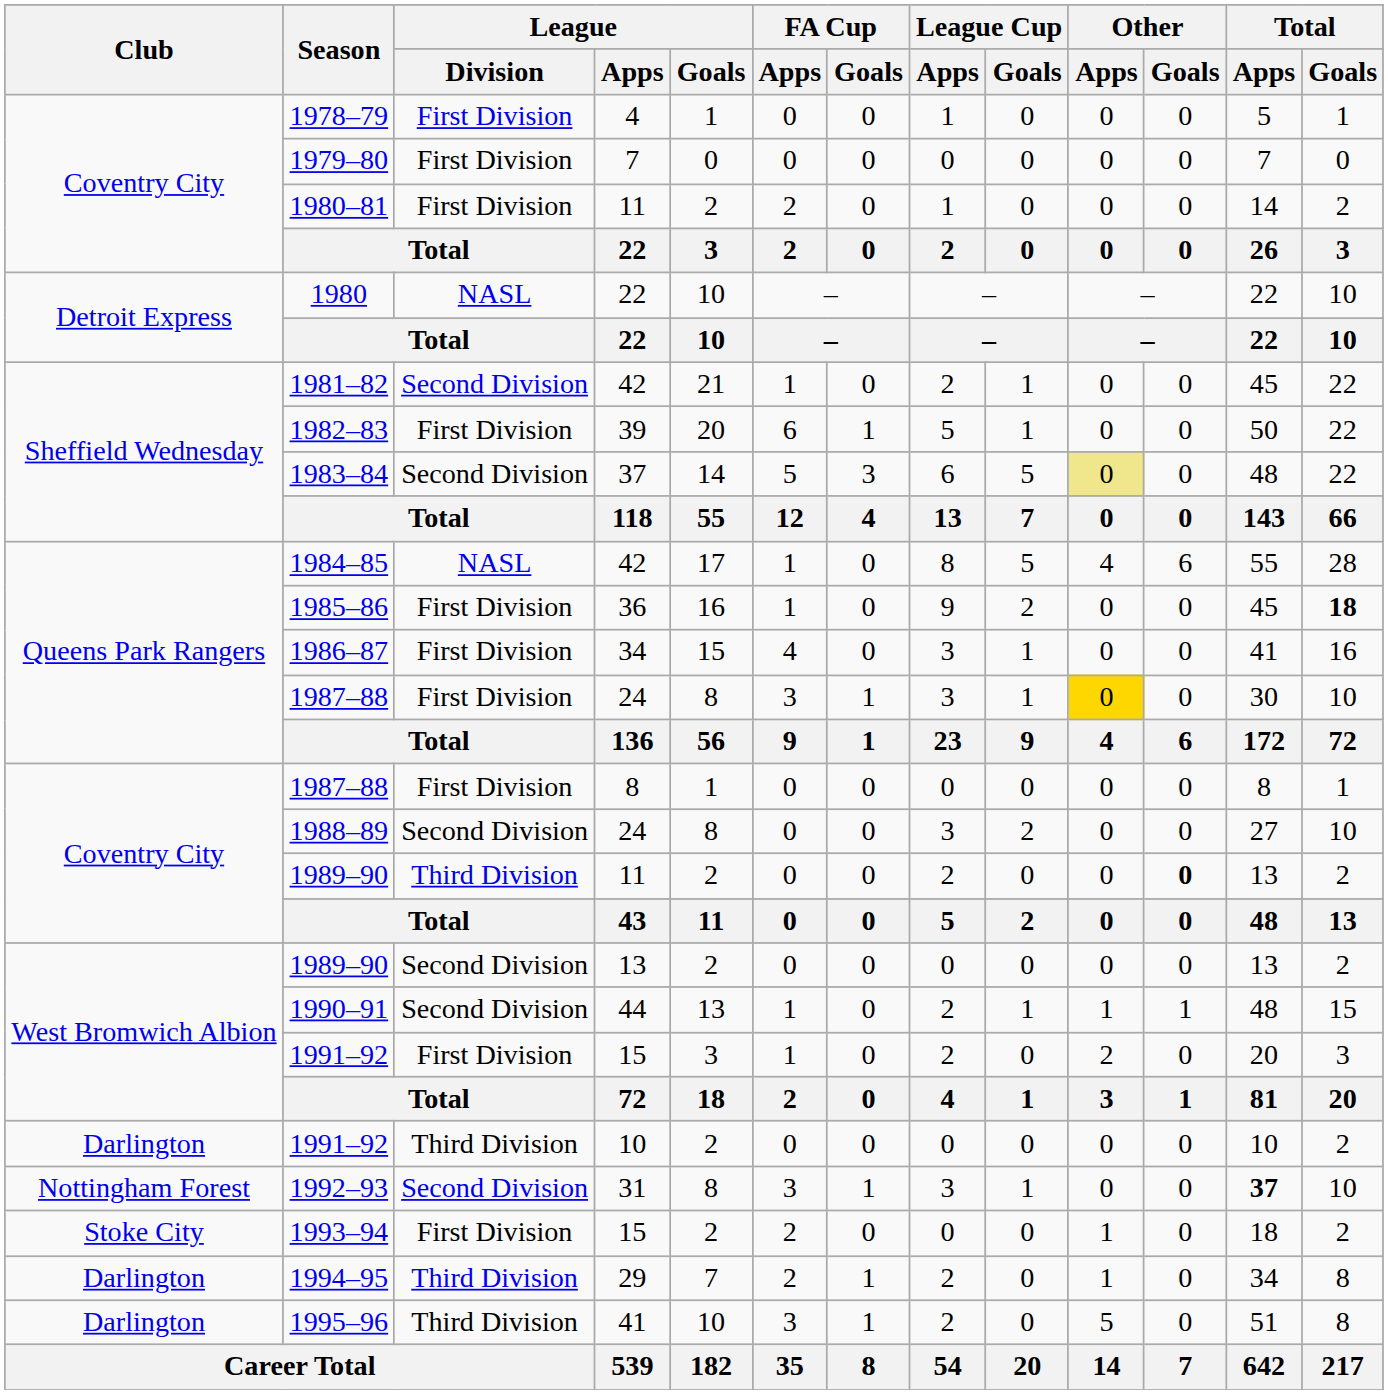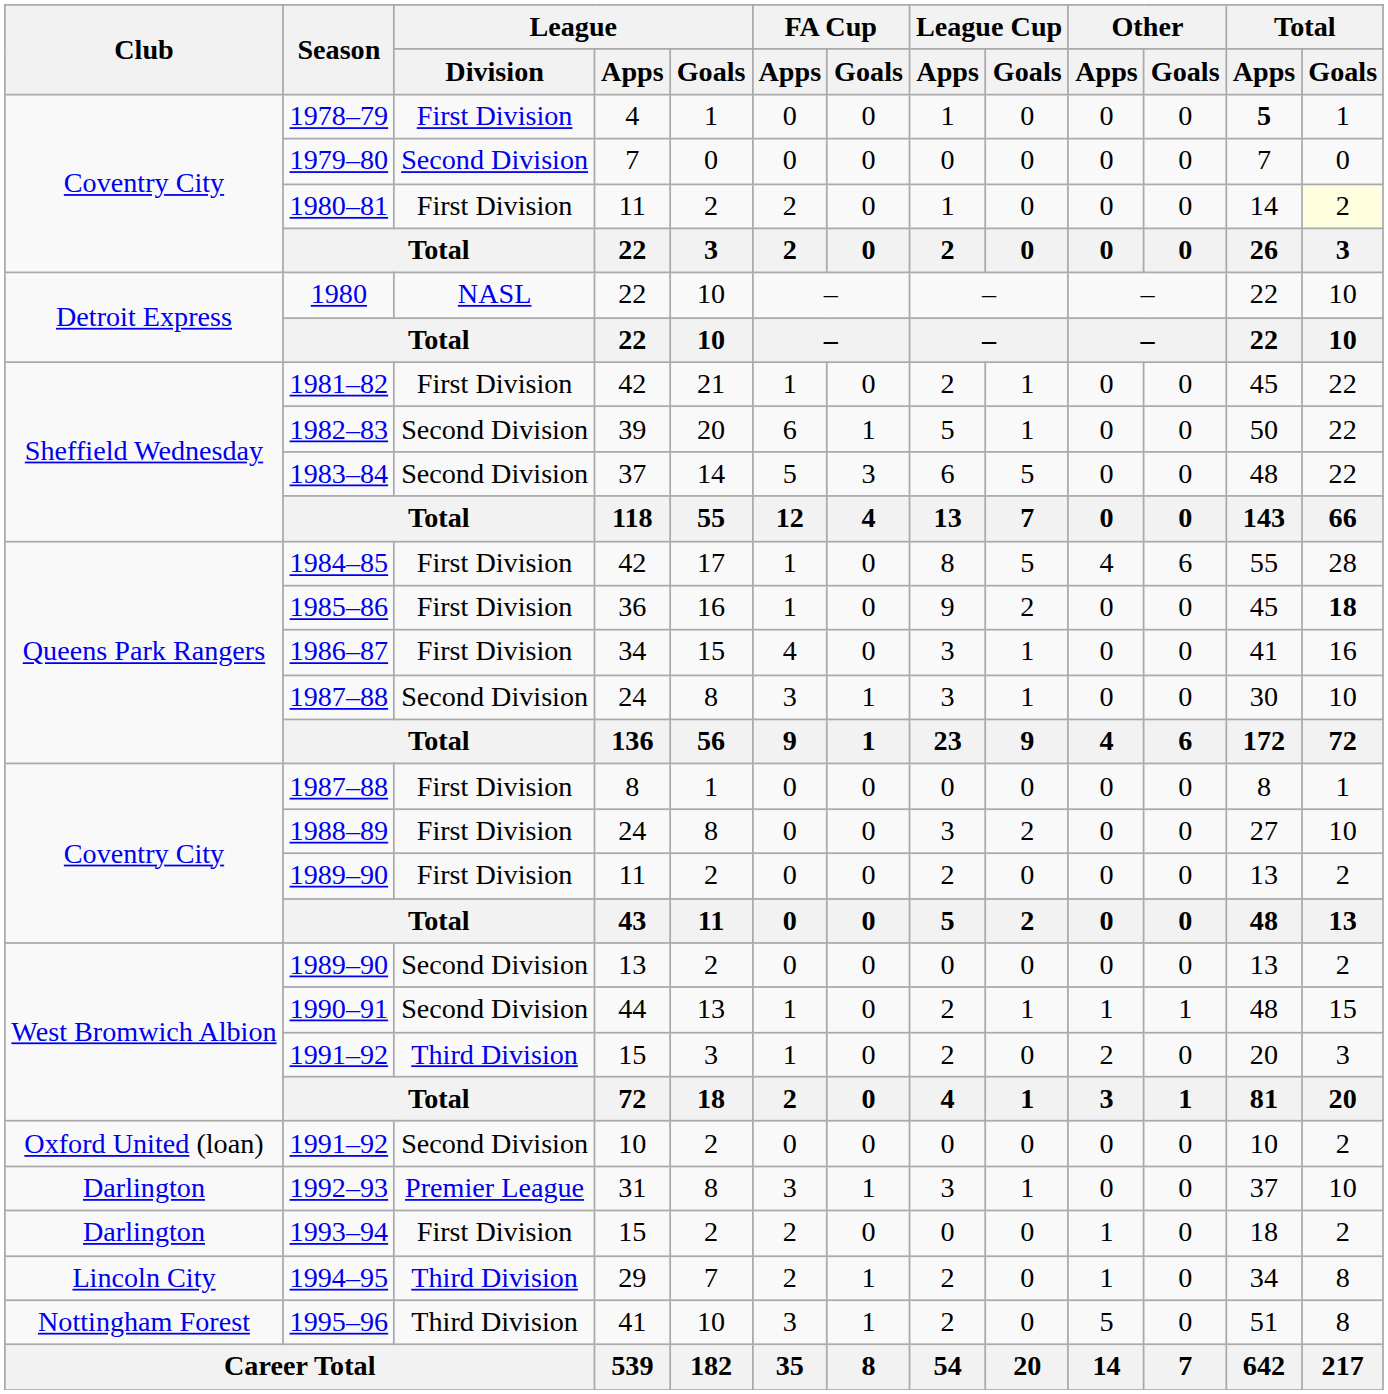(1264, 116) normal -> (1264, 116) bold
(495, 160) First Division -> (495, 160) Second Division
(1343, 205) no background -> (1343, 205) lightyellow background
(495, 384) Second Division -> (495, 384) First Division
(495, 428) First Division -> (495, 428) Second Division
(1107, 473) khaki background -> (1107, 473) no background
(495, 562) NASL -> (495, 562) First Division
(495, 696) First Division -> (495, 696) Second Division
(1107, 696) gold background -> (1107, 696) no background
(495, 830) Second Division -> (495, 830) First Division
(495, 875) Third Division -> (495, 875) First Division
(1185, 875) bold -> (1185, 875) normal
(495, 1054) First Division -> (495, 1054) Third Division
(144, 1143) Darlington -> (144, 1143) Oxford United (loan)
(495, 1143) Third Division -> (495, 1143) Second Division
(144, 1187) Nottingham Forest -> (144, 1187) Darlington
(495, 1187) Second Division -> (495, 1187) Premier League
(1264, 1187) bold -> (1264, 1187) normal
(144, 1232) Stoke City -> (144, 1232) Darlington
(144, 1277) Darlington -> (144, 1277) Lincoln City
(144, 1321) Darlington -> (144, 1321) Nottingham Forest
